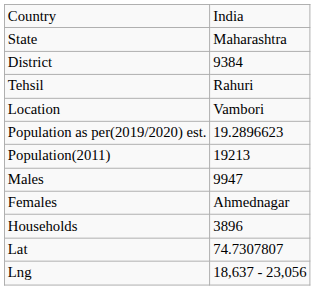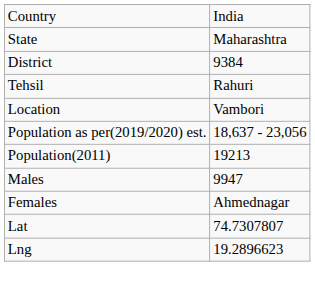(248, 132) 19.2896623 -> (260, 132) 18,637 - 23,056
- row: (43, 226)
(260, 272) 18,637 - 23,056 -> (248, 249) 19.2896623
